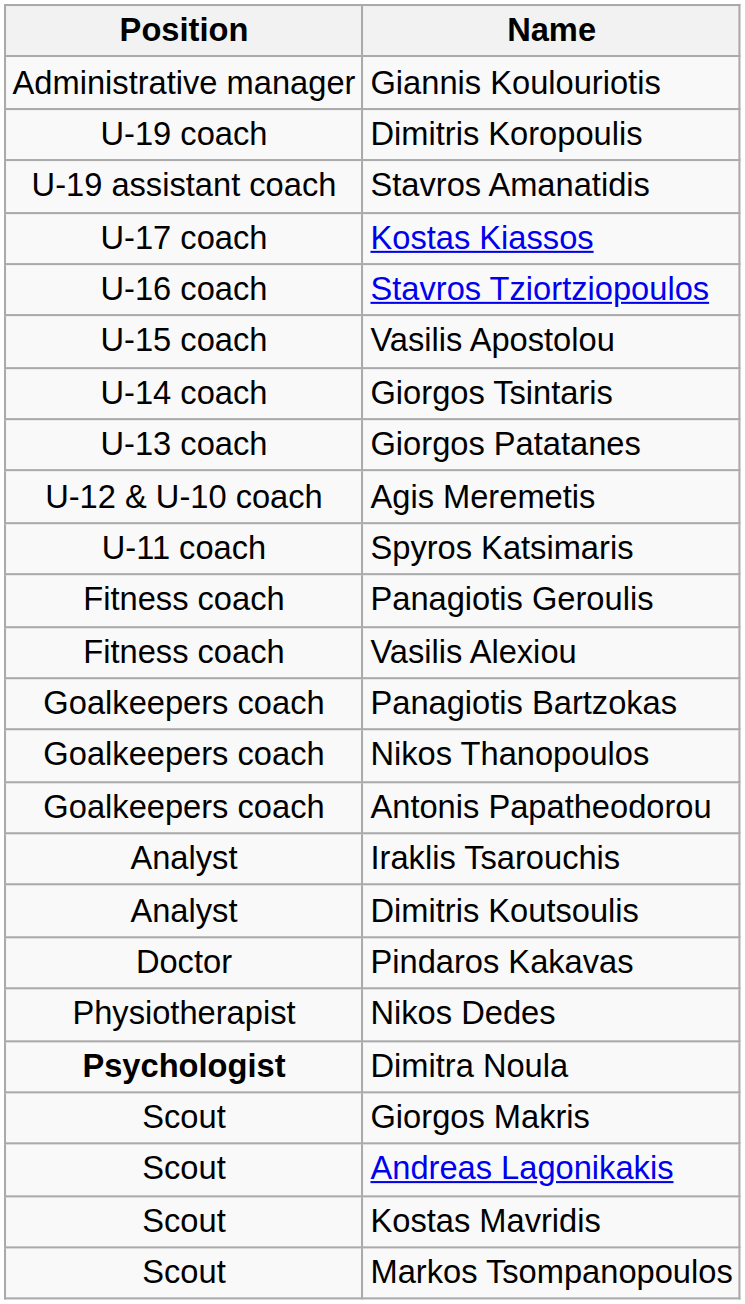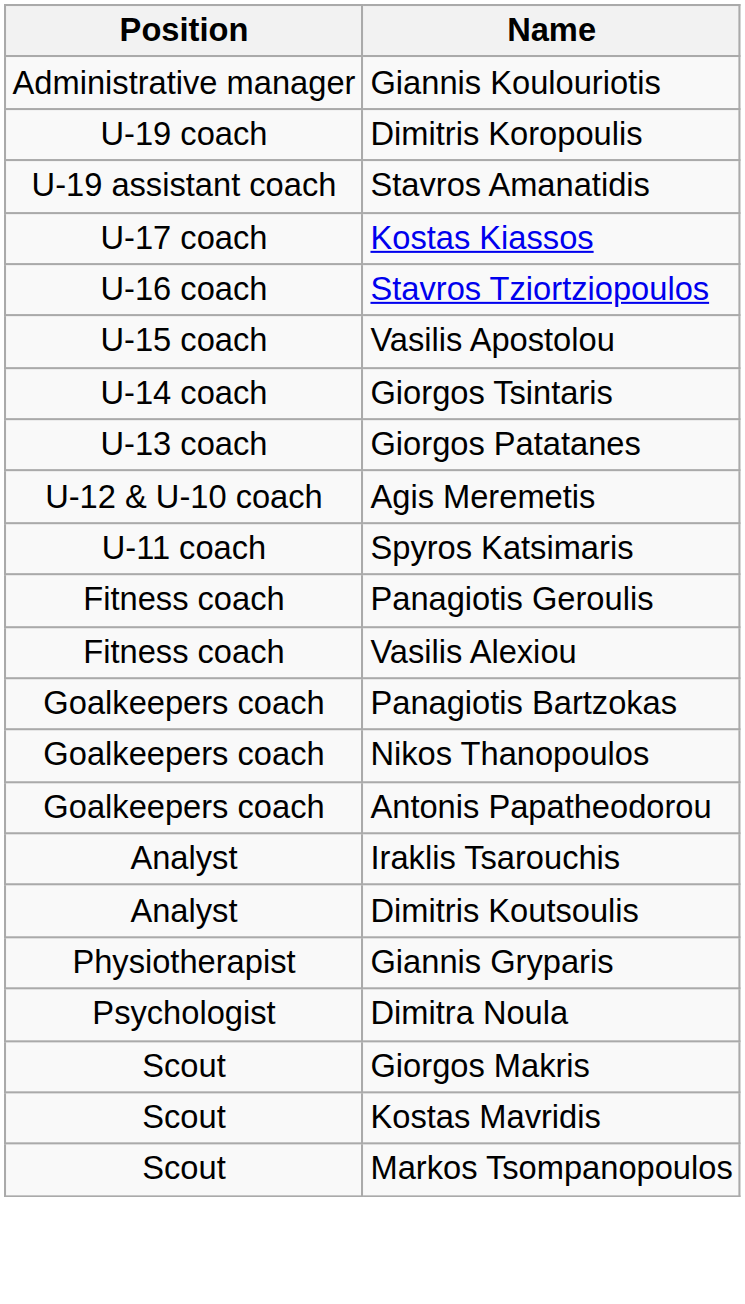- row: (502, 962)
+ row: (492, 962)
- row: (463, 1013)
(184, 1065) bold -> (184, 1013) normal
- row: (522, 1169)
